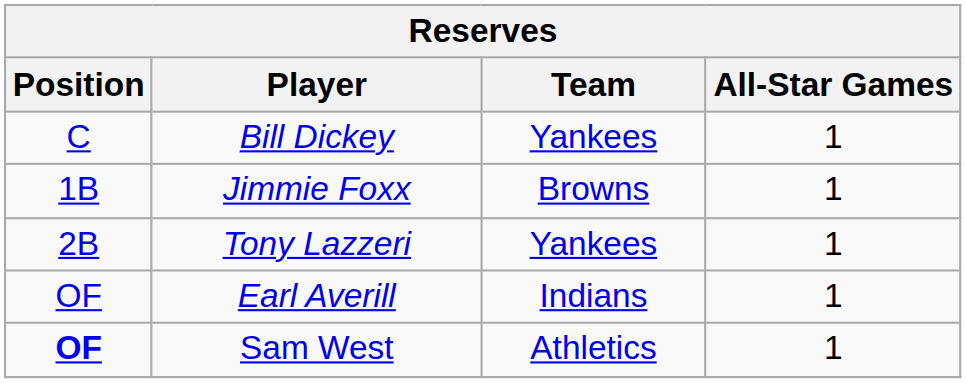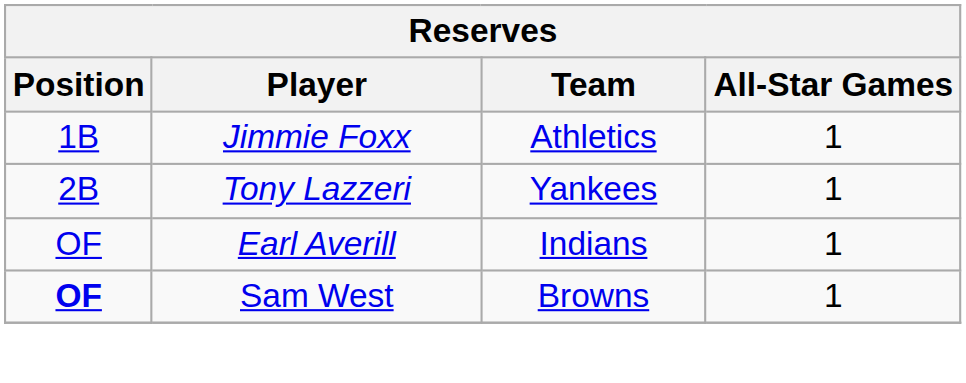- row: (317, 137)
(593, 190) Browns -> (593, 137) Athletics
(593, 349) Athletics -> (593, 296) Browns
